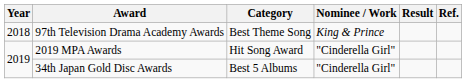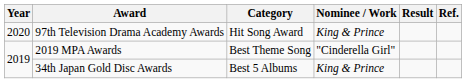(19, 31) 2018 -> (19, 31) 2020
(270, 31) Best Theme Song -> (266, 31) Hit Song Award
(266, 50) Hit Song Award -> (270, 50) Best Theme Song
(356, 68) "Cinderella Girl" -> (350, 68) King & Prince
